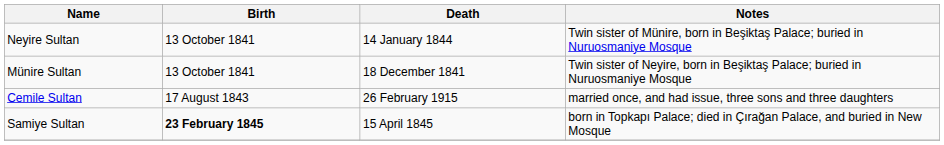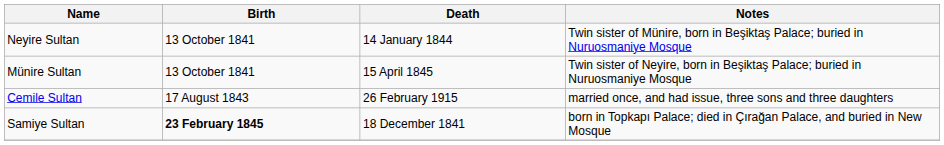(414, 72) 18 December 1841 -> (398, 72) 15 April 1845
(398, 123) 15 April 1845 -> (414, 123) 18 December 1841
